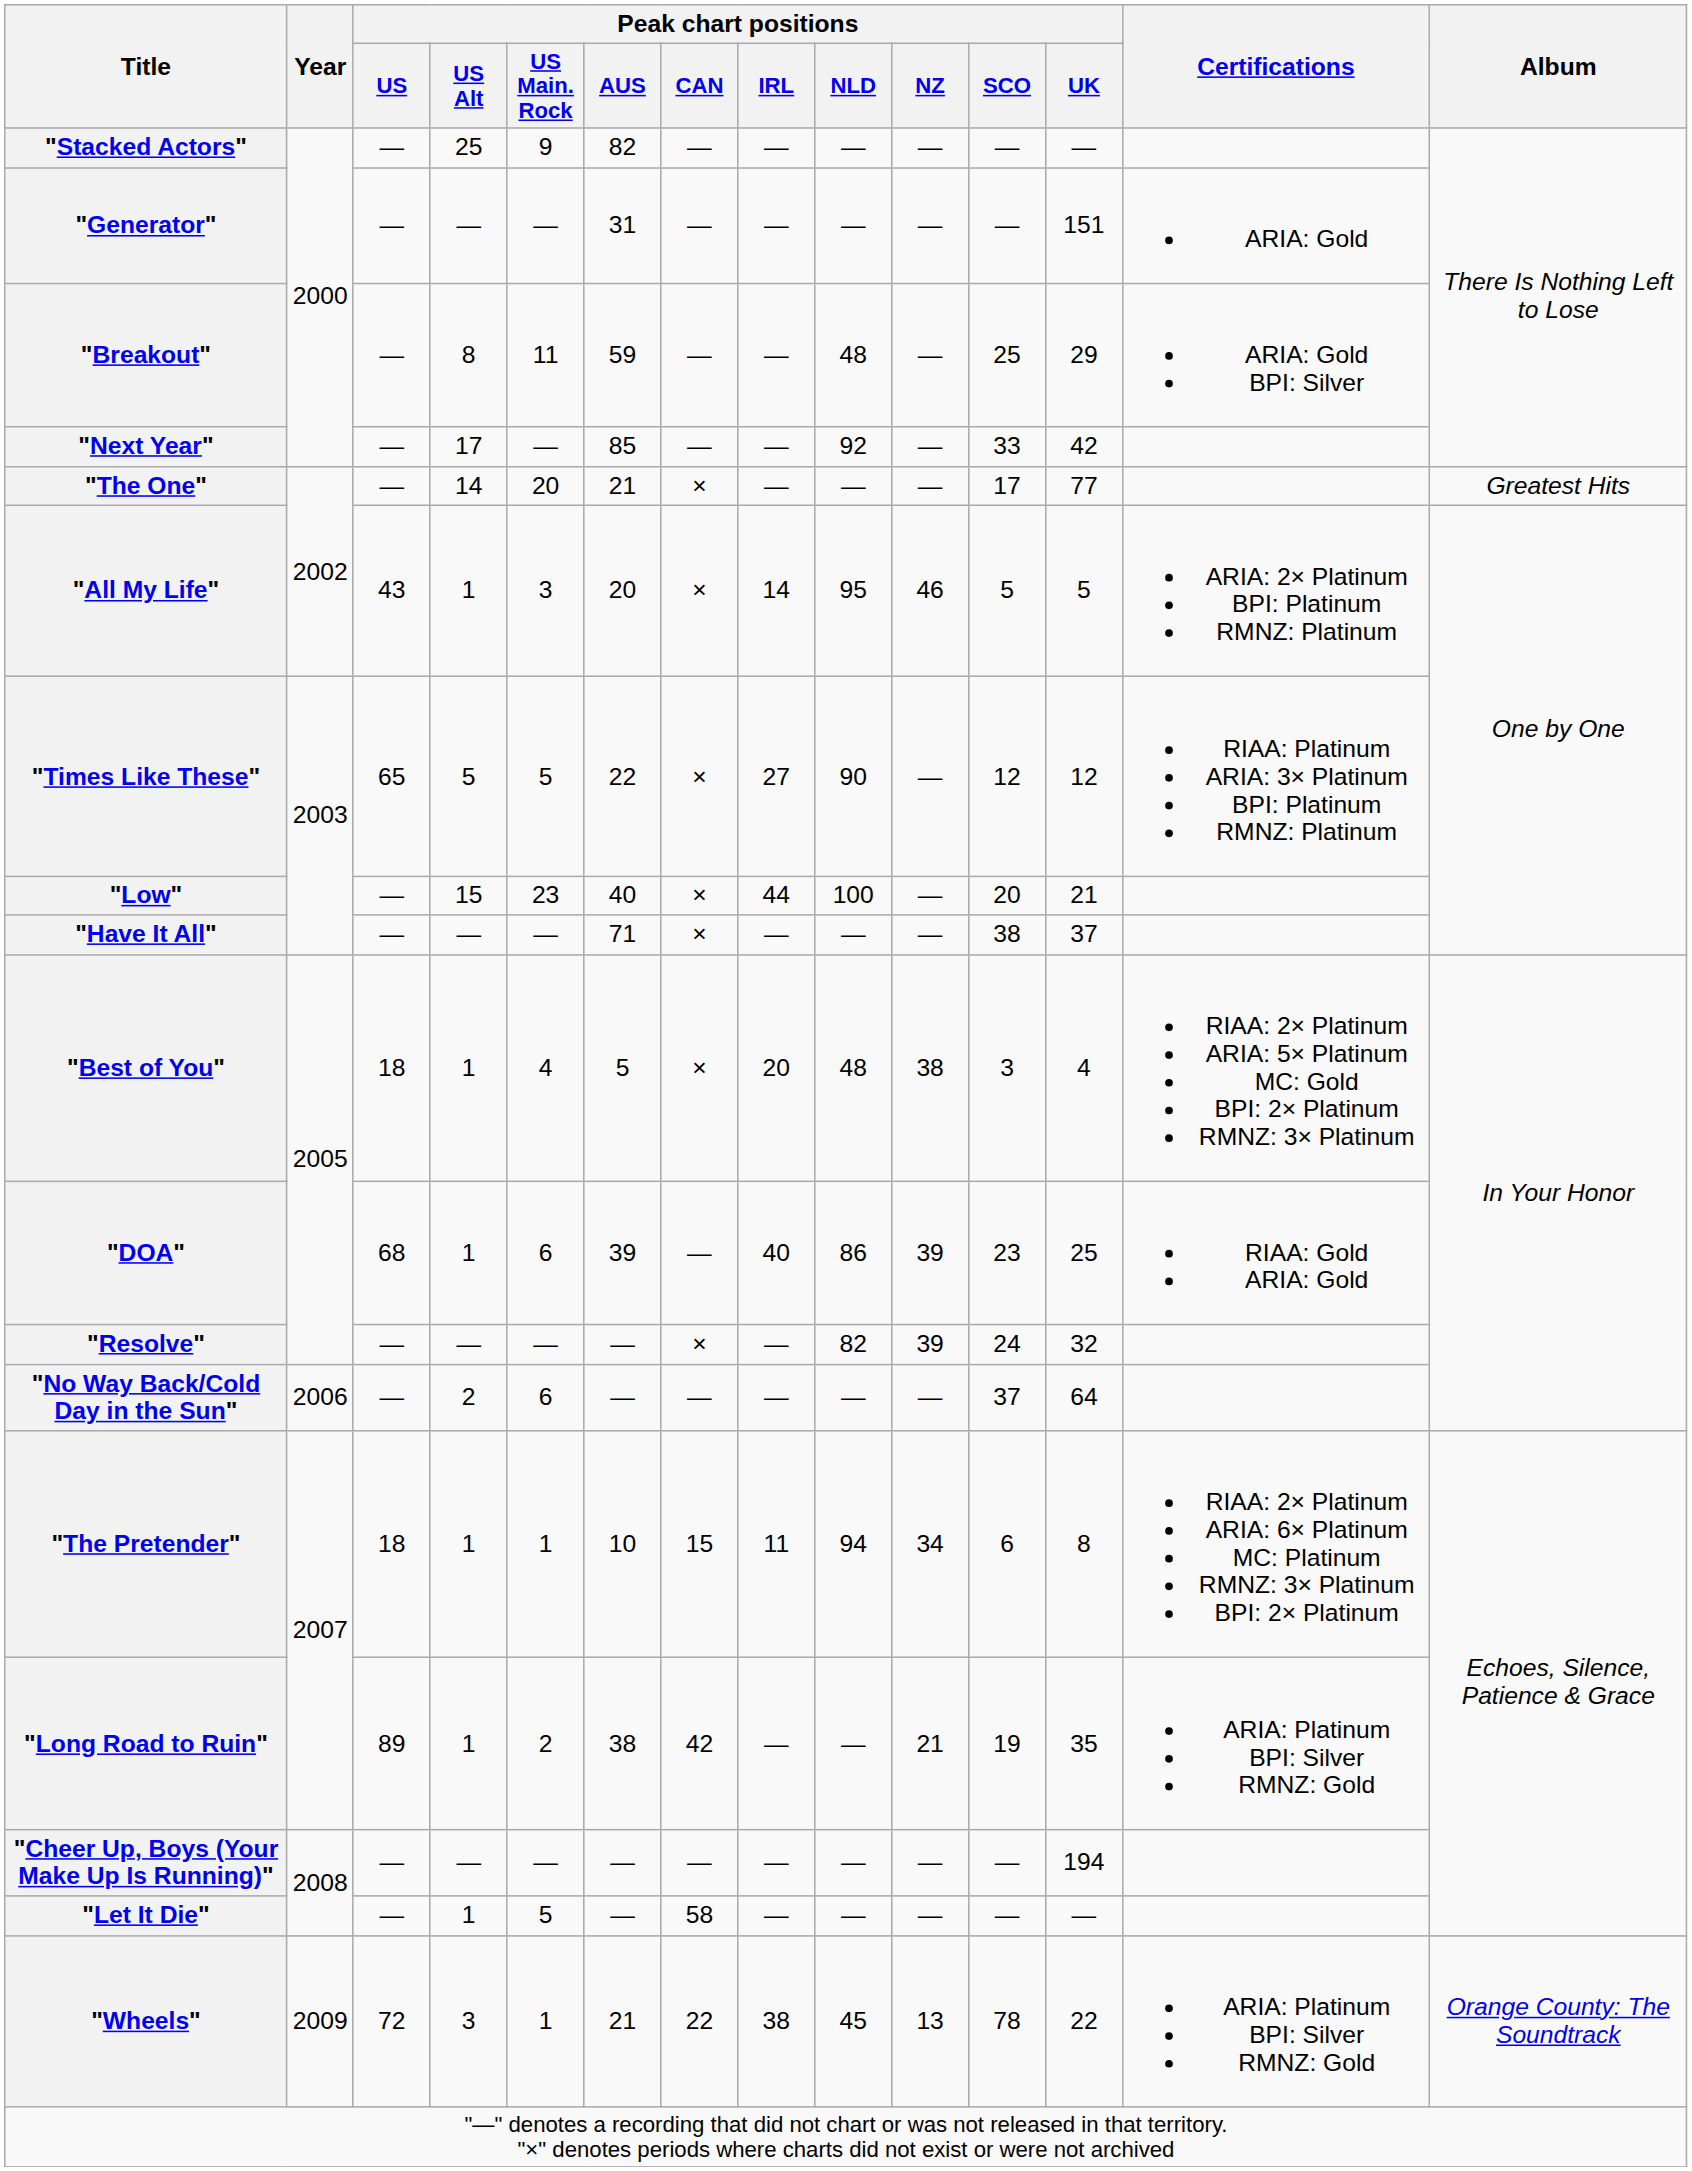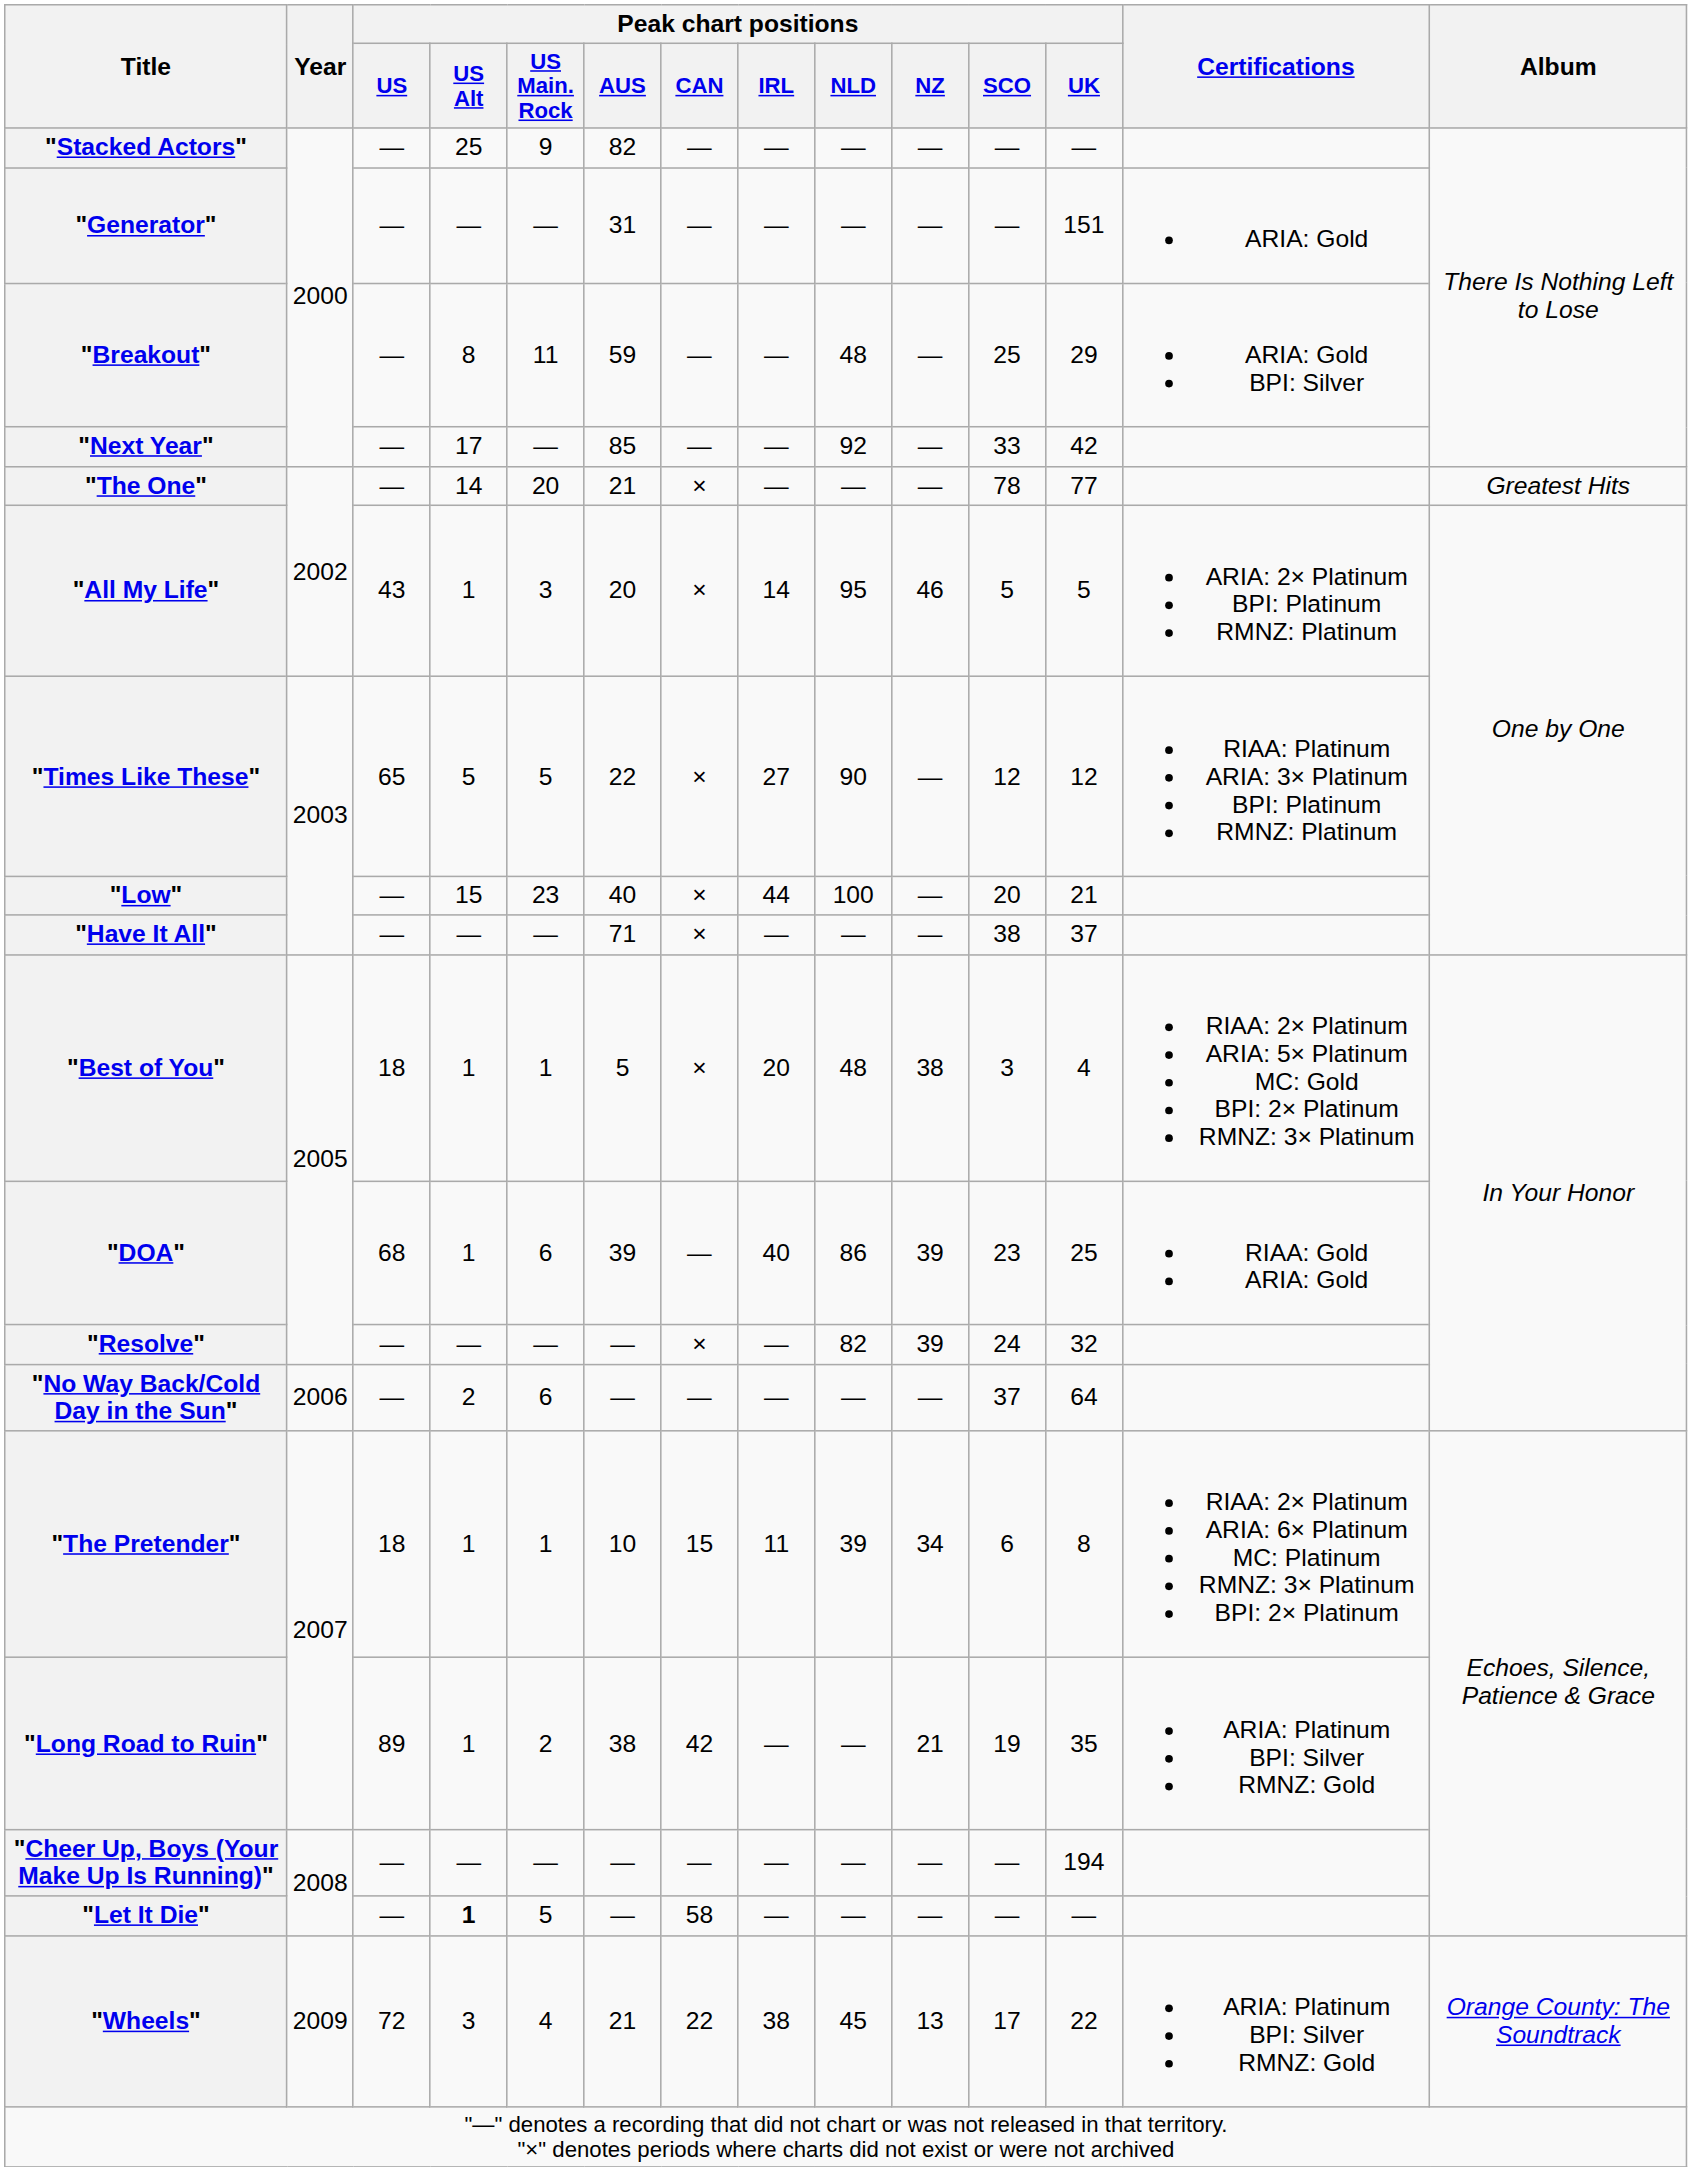(1007, 485) 17 -> (1007, 485) 78
(546, 1067) 4 -> (546, 1067) 1
(853, 1544) 94 -> (853, 1544) 39
(469, 1915) normal -> (469, 1915) bold
(546, 2020) 1 -> (546, 2020) 4
(1007, 2020) 78 -> (1007, 2020) 17
